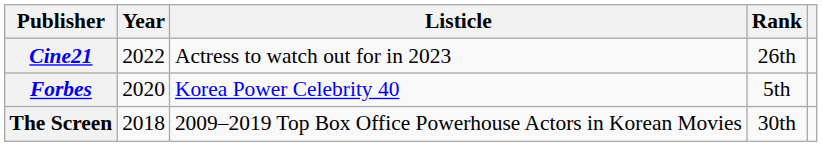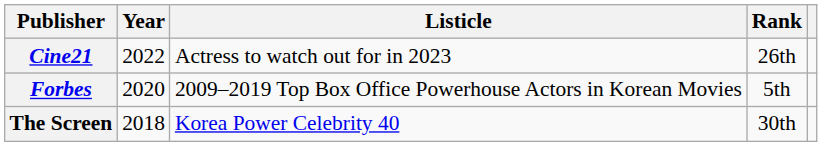(287, 89) Korea Power Celebrity 40 -> (458, 89) 2009–2019 Top Box Office Powerhouse Actors in Korean Movies
(458, 123) 2009–2019 Top Box Office Powerhouse Actors in Korean Movies -> (287, 123) Korea Power Celebrity 40
